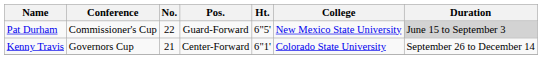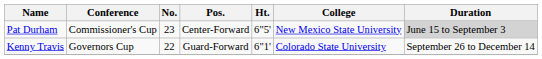(169, 29) 22 -> (169, 29) 23
(216, 29) Guard-Forward -> (216, 29) Center-Forward
(169, 46) 21 -> (169, 46) 22
(216, 46) Center-Forward -> (216, 46) Guard-Forward
